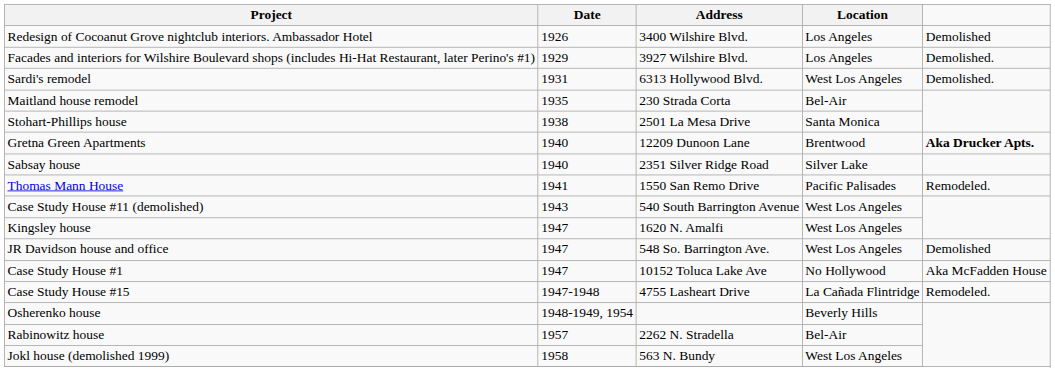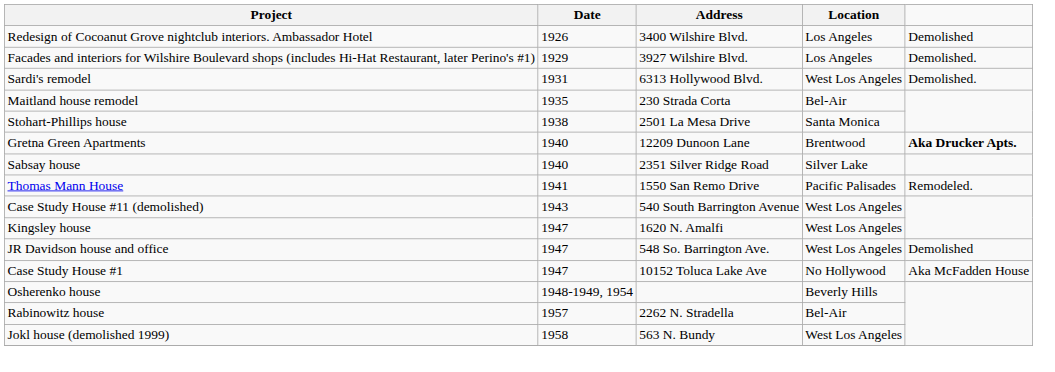- row: (69, 292)
